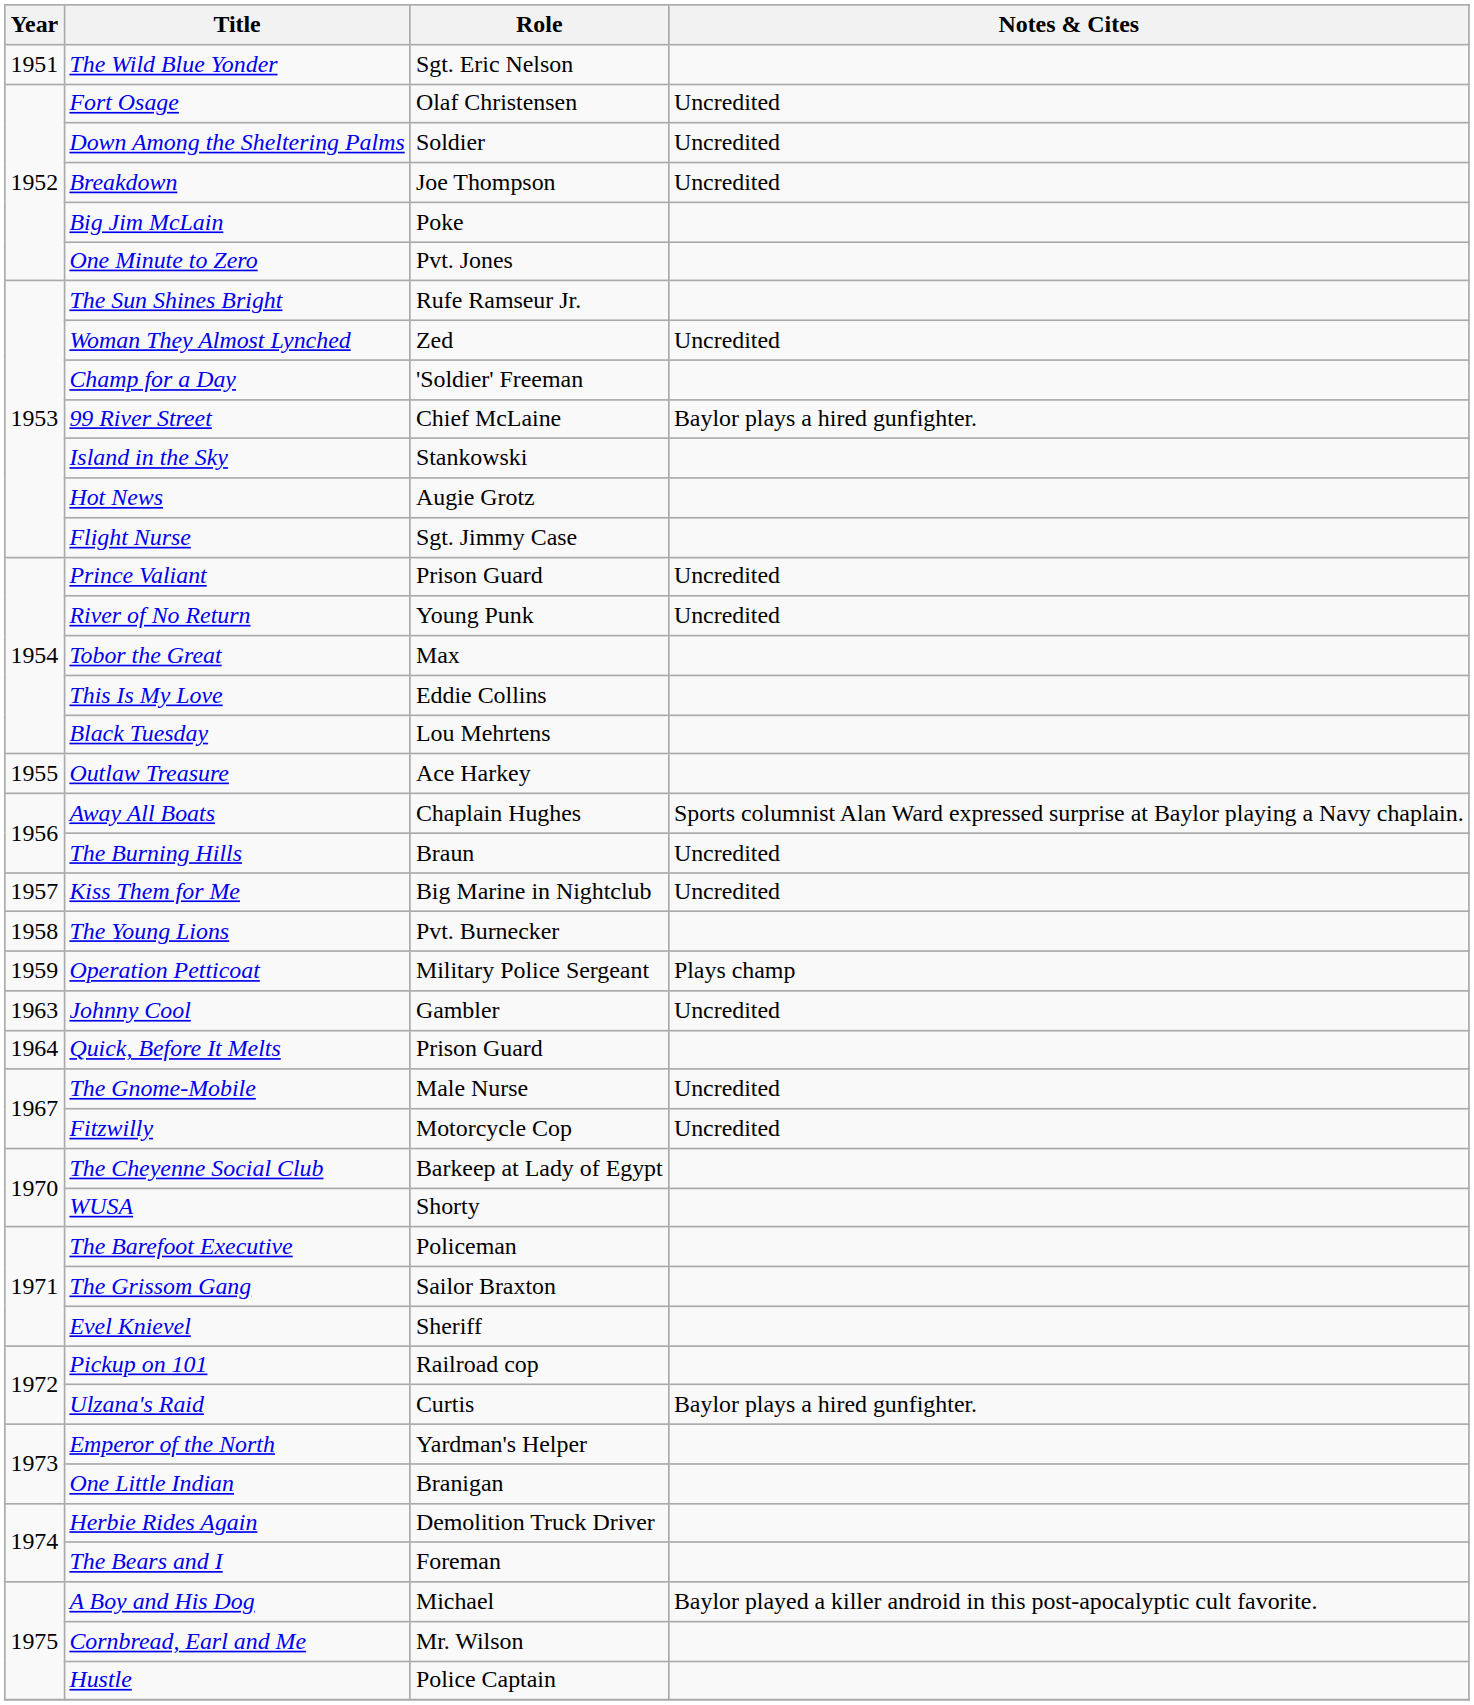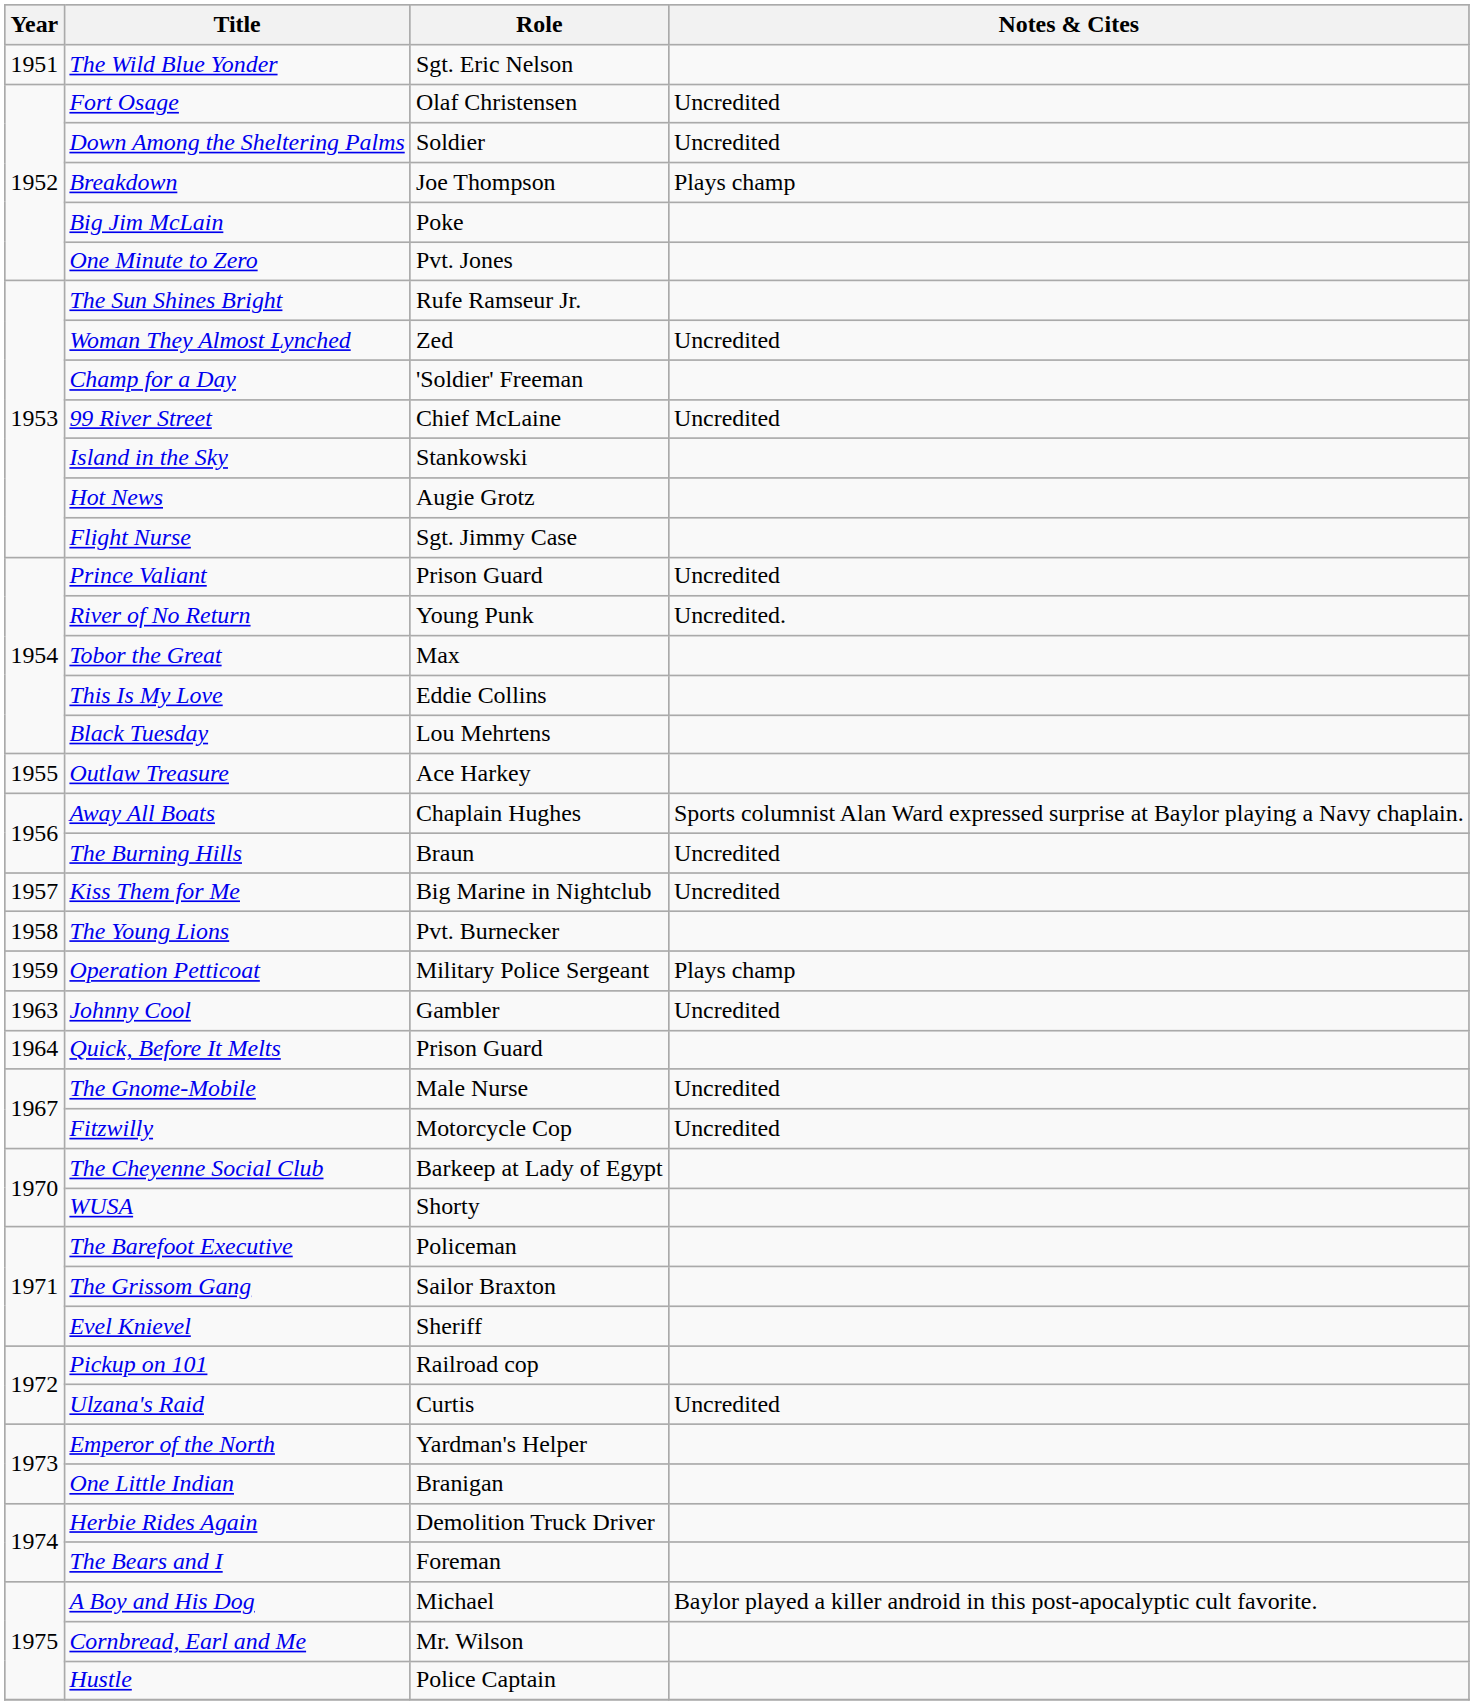(727, 182) Uncredited -> (735, 182) Plays champ
(826, 418) Baylor plays a hired gunfighter. -> (727, 418) Uncredited
(727, 615) Uncredited -> (730, 615) Uncredited.
(826, 1404) Baylor plays a hired gunfighter. -> (727, 1404) Uncredited
